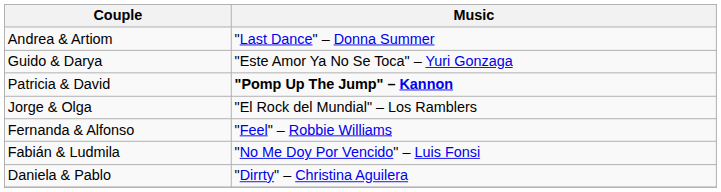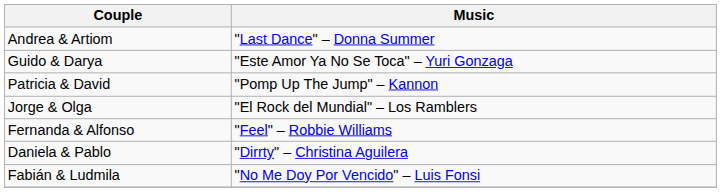(344, 84) bold -> (336, 84) normal
rows swapped: (64, 152) <-> (59, 175)
